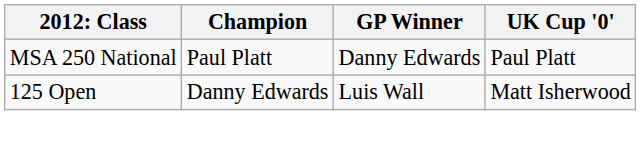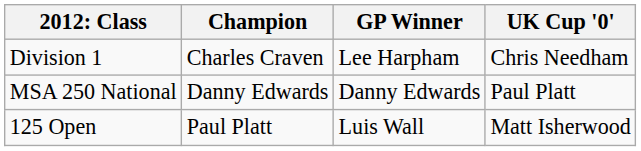+ row: (56, 57)
(229, 57) Paul Platt -> (258, 92) Danny Edwards
(258, 92) Danny Edwards -> (229, 127) Paul Platt
